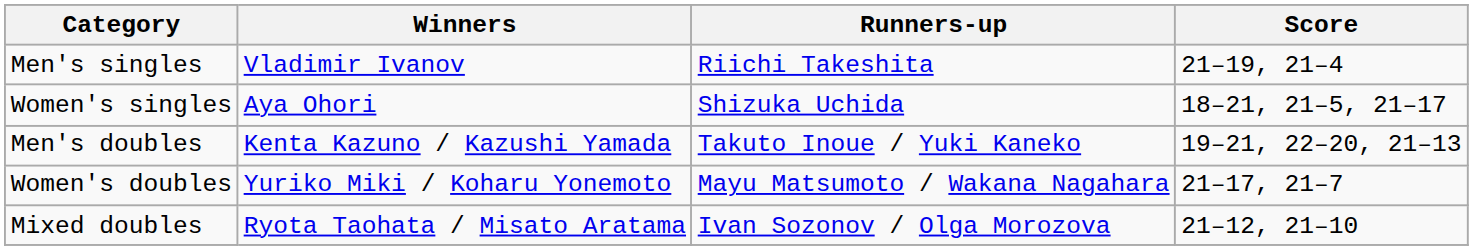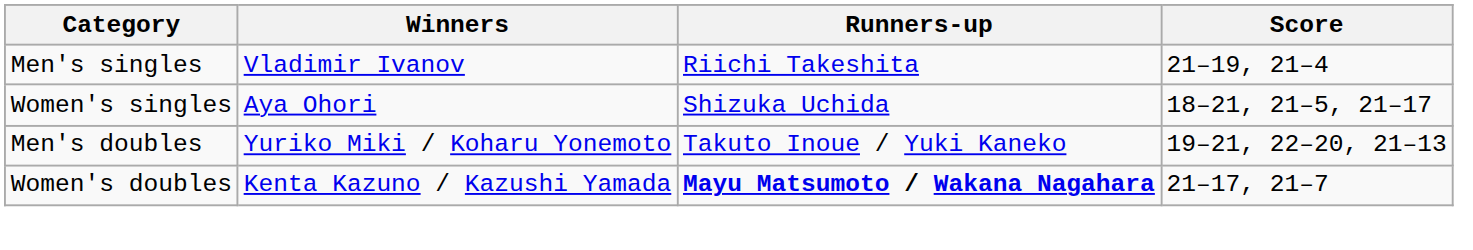(457, 145) Kenta Kazuno / Kazushi Yamada -> (457, 145) Yuriko Miki / Koharu Yonemoto
(457, 185) Yuriko Miki / Koharu Yonemoto -> (457, 185) Kenta Kazuno / Kazushi Yamada
(934, 185) normal -> (919, 185) bold
- row: (107, 225)
